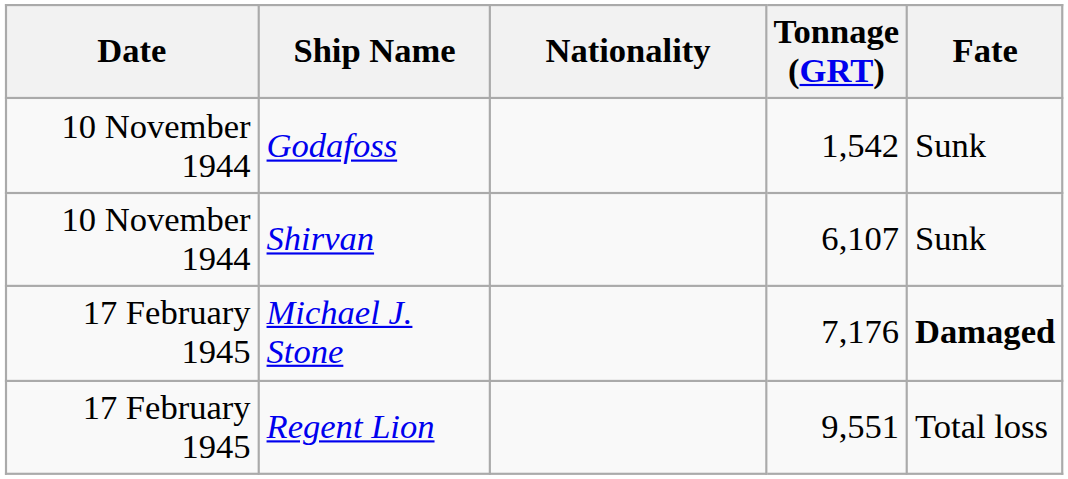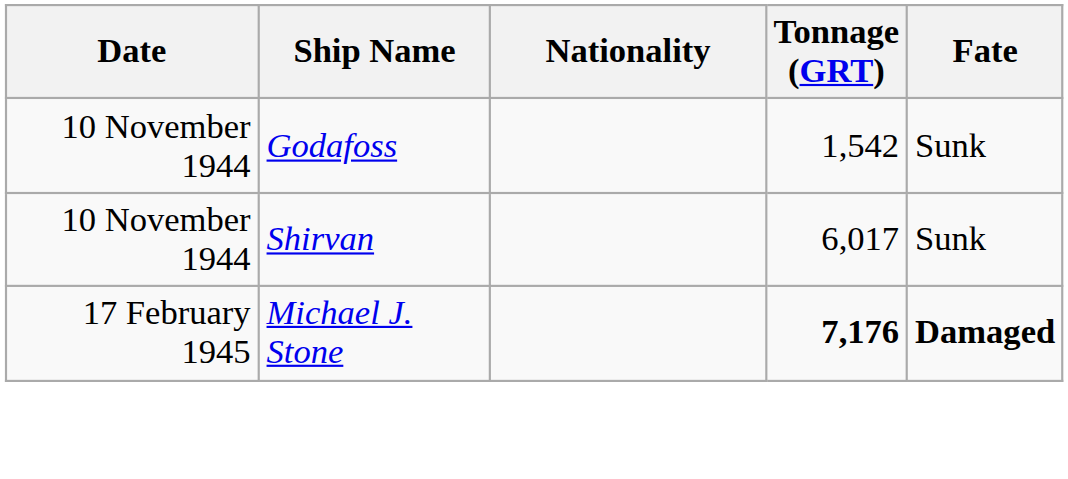(860, 238) 6,107 -> (860, 238) 6,017
(860, 332) normal -> (860, 332) bold
- row: (351, 426)
